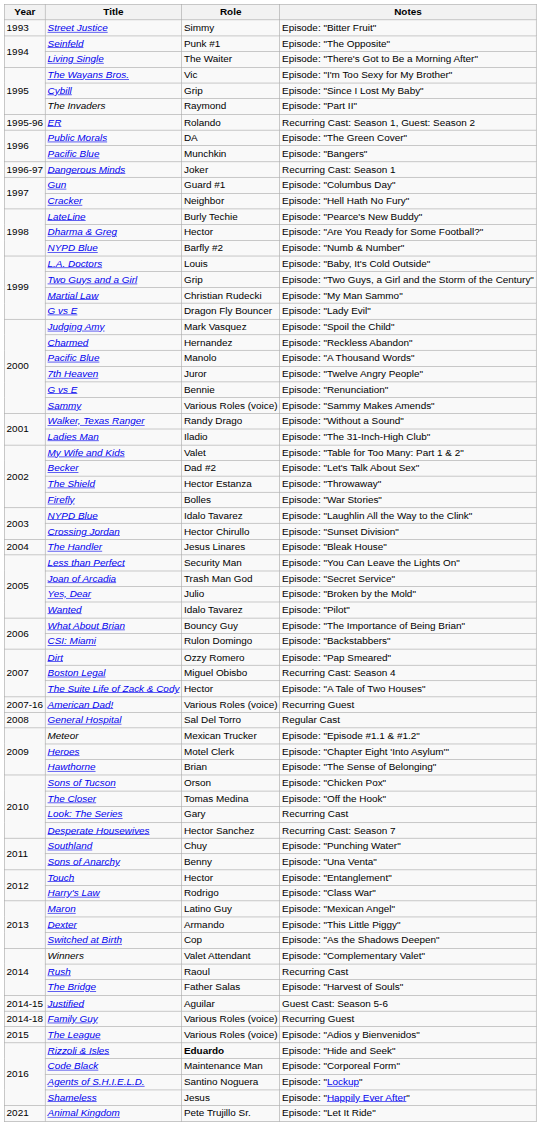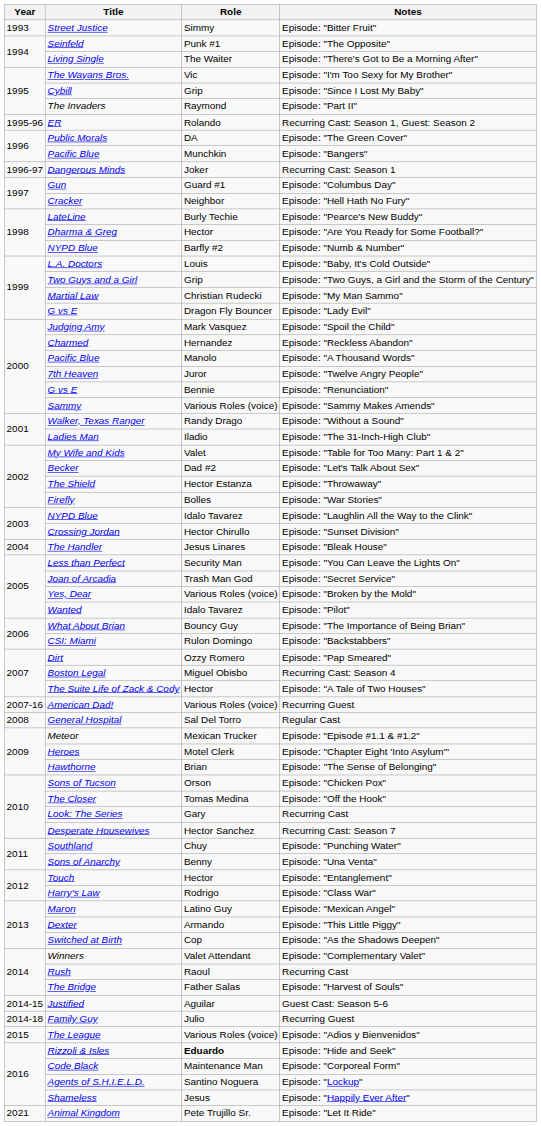(194, 594) Julio -> (231, 594) Various Roles (voice)
(231, 1019) Various Roles (voice) -> (194, 1019) Julio
